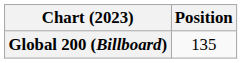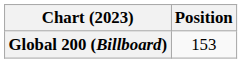(204, 44) 135 -> (204, 44) 153
